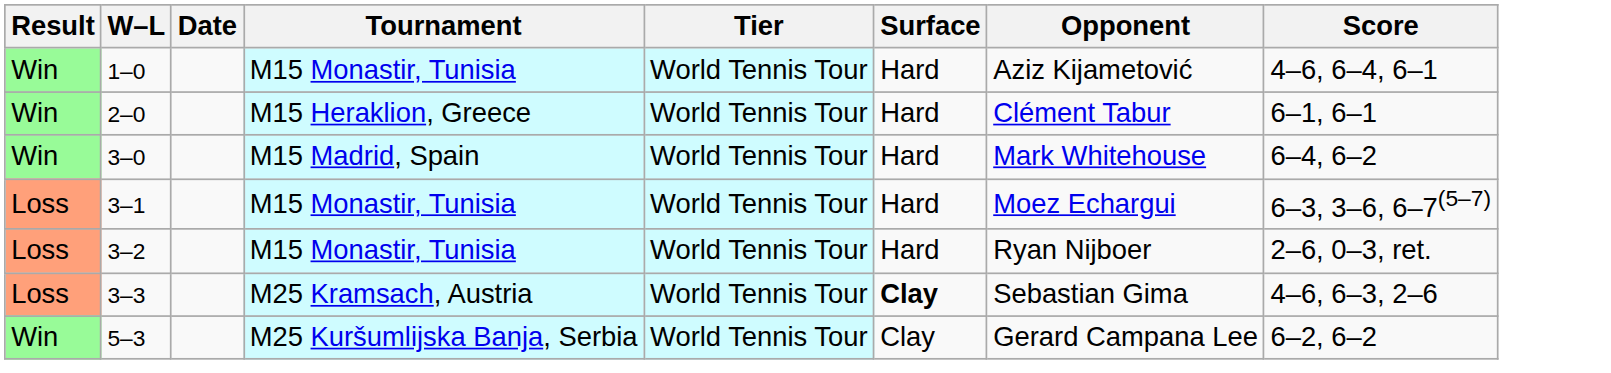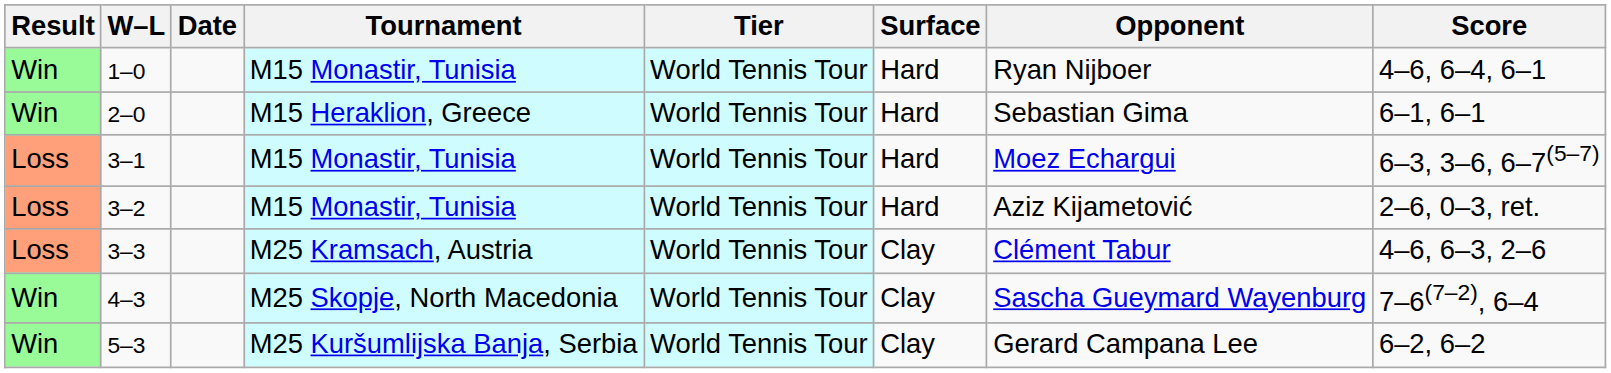(1093, 69) Aziz Kijametović -> (1072, 69) Ryan Nijboer
(1082, 112) Clément Tabur -> (1091, 112) Sebastian Gima
- row: (126, 158)
(1072, 250) Ryan Nijboer -> (1093, 207) Aziz Kijametović
(909, 293) bold -> (908, 250) normal
(1091, 293) Sebastian Gima -> (1082, 250) Clément Tabur
+ row: (126, 299)
